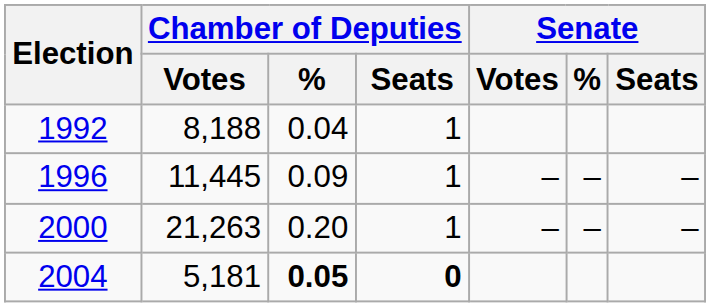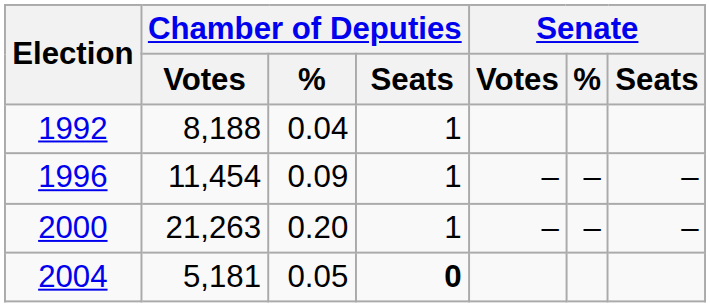(214, 177) 11,445 -> (214, 177) 11,454
(318, 276) bold -> (318, 276) normal
